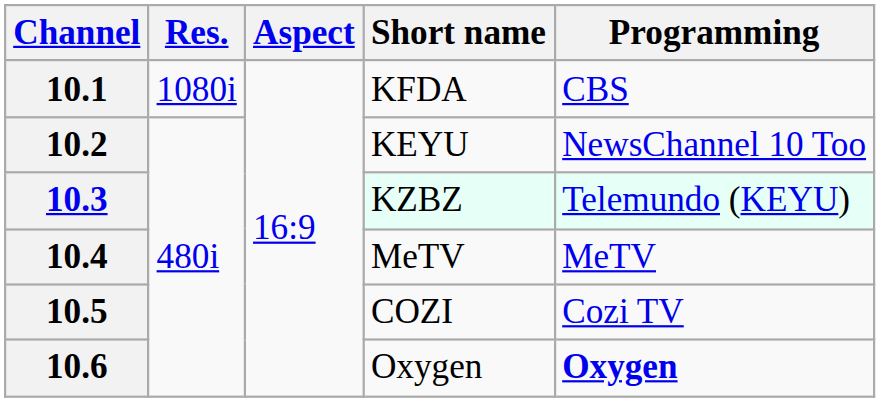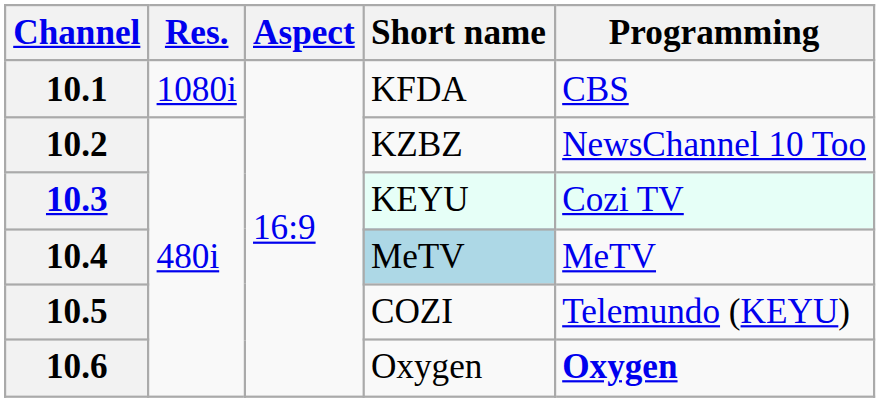(420, 144) KEYU -> (417, 144) KZBZ
(417, 199) KZBZ -> (420, 199) KEYU
(706, 199) Telemundo (KEYU) -> (623, 199) Cozi TV
(418, 255) no background -> (418, 255) lightblue background
(623, 311) Cozi TV -> (706, 311) Telemundo (KEYU)
